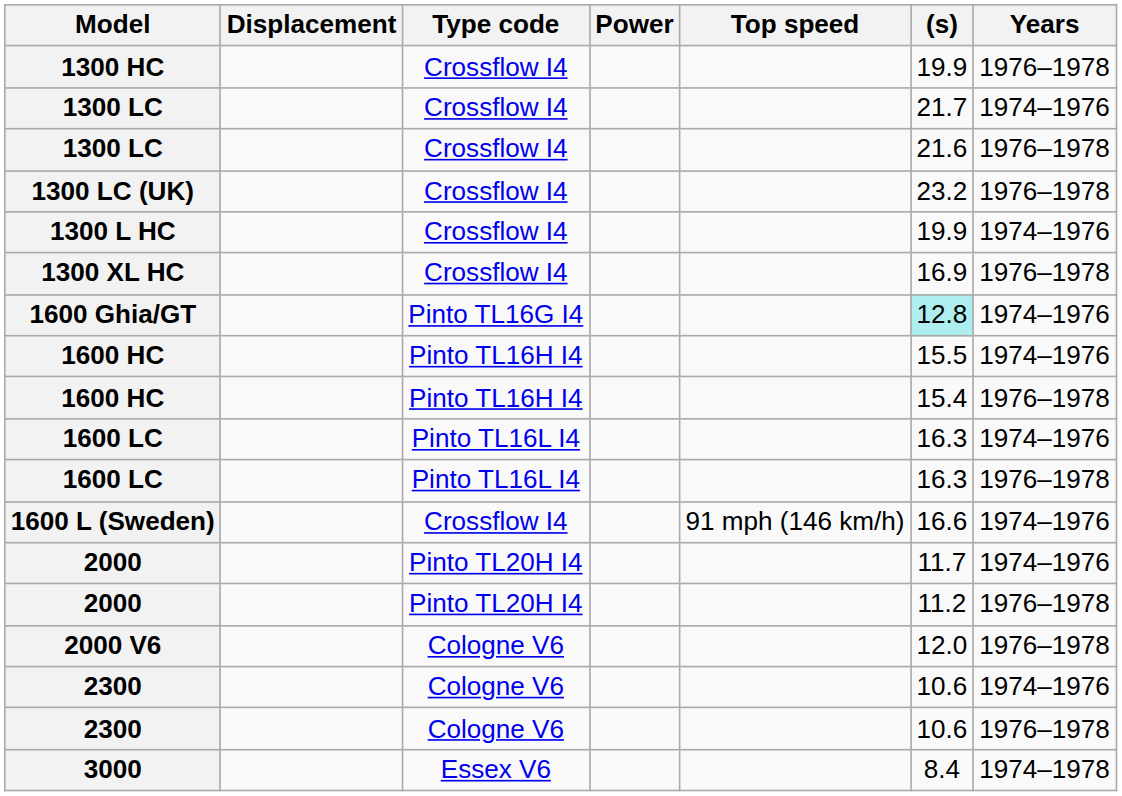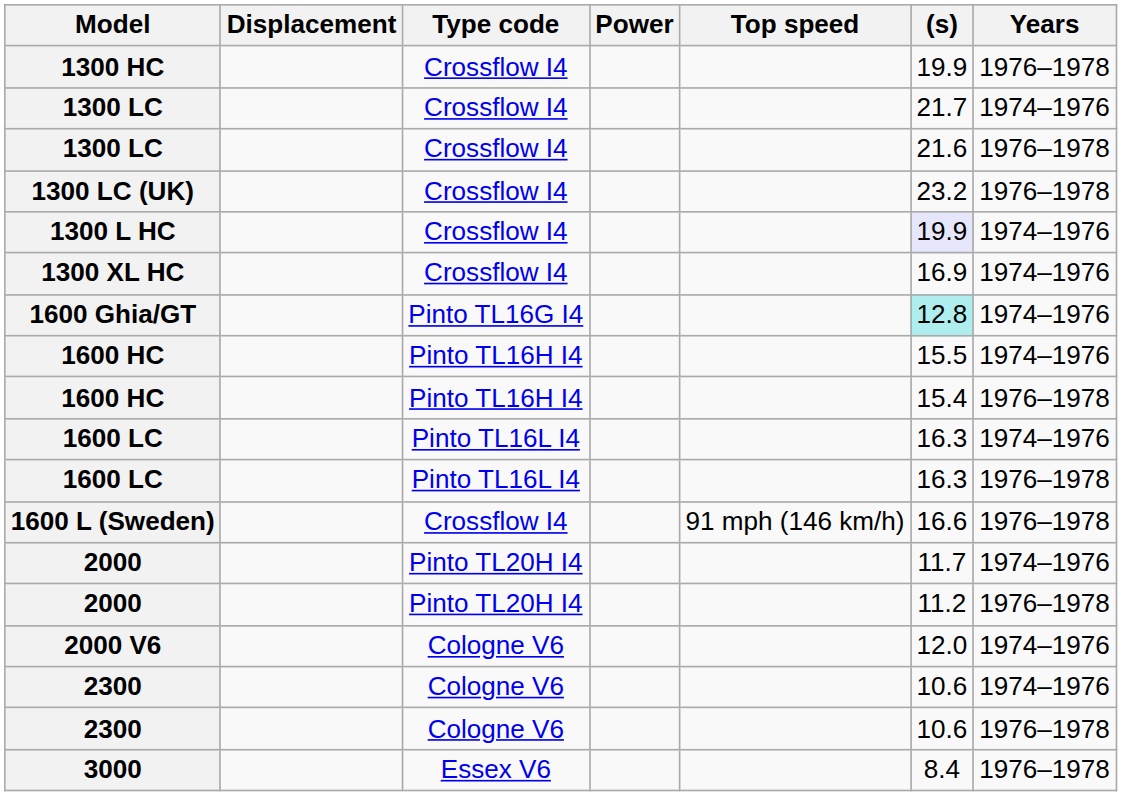(942, 231) no background -> (942, 231) lavender background
(1045, 273) 1976–1978 -> (1045, 273) 1974–1976
(1045, 521) 1974–1976 -> (1045, 521) 1976–1978
(1045, 645) 1976–1978 -> (1045, 645) 1974–1976
(1045, 769) 1974–1978 -> (1045, 769) 1976–1978
